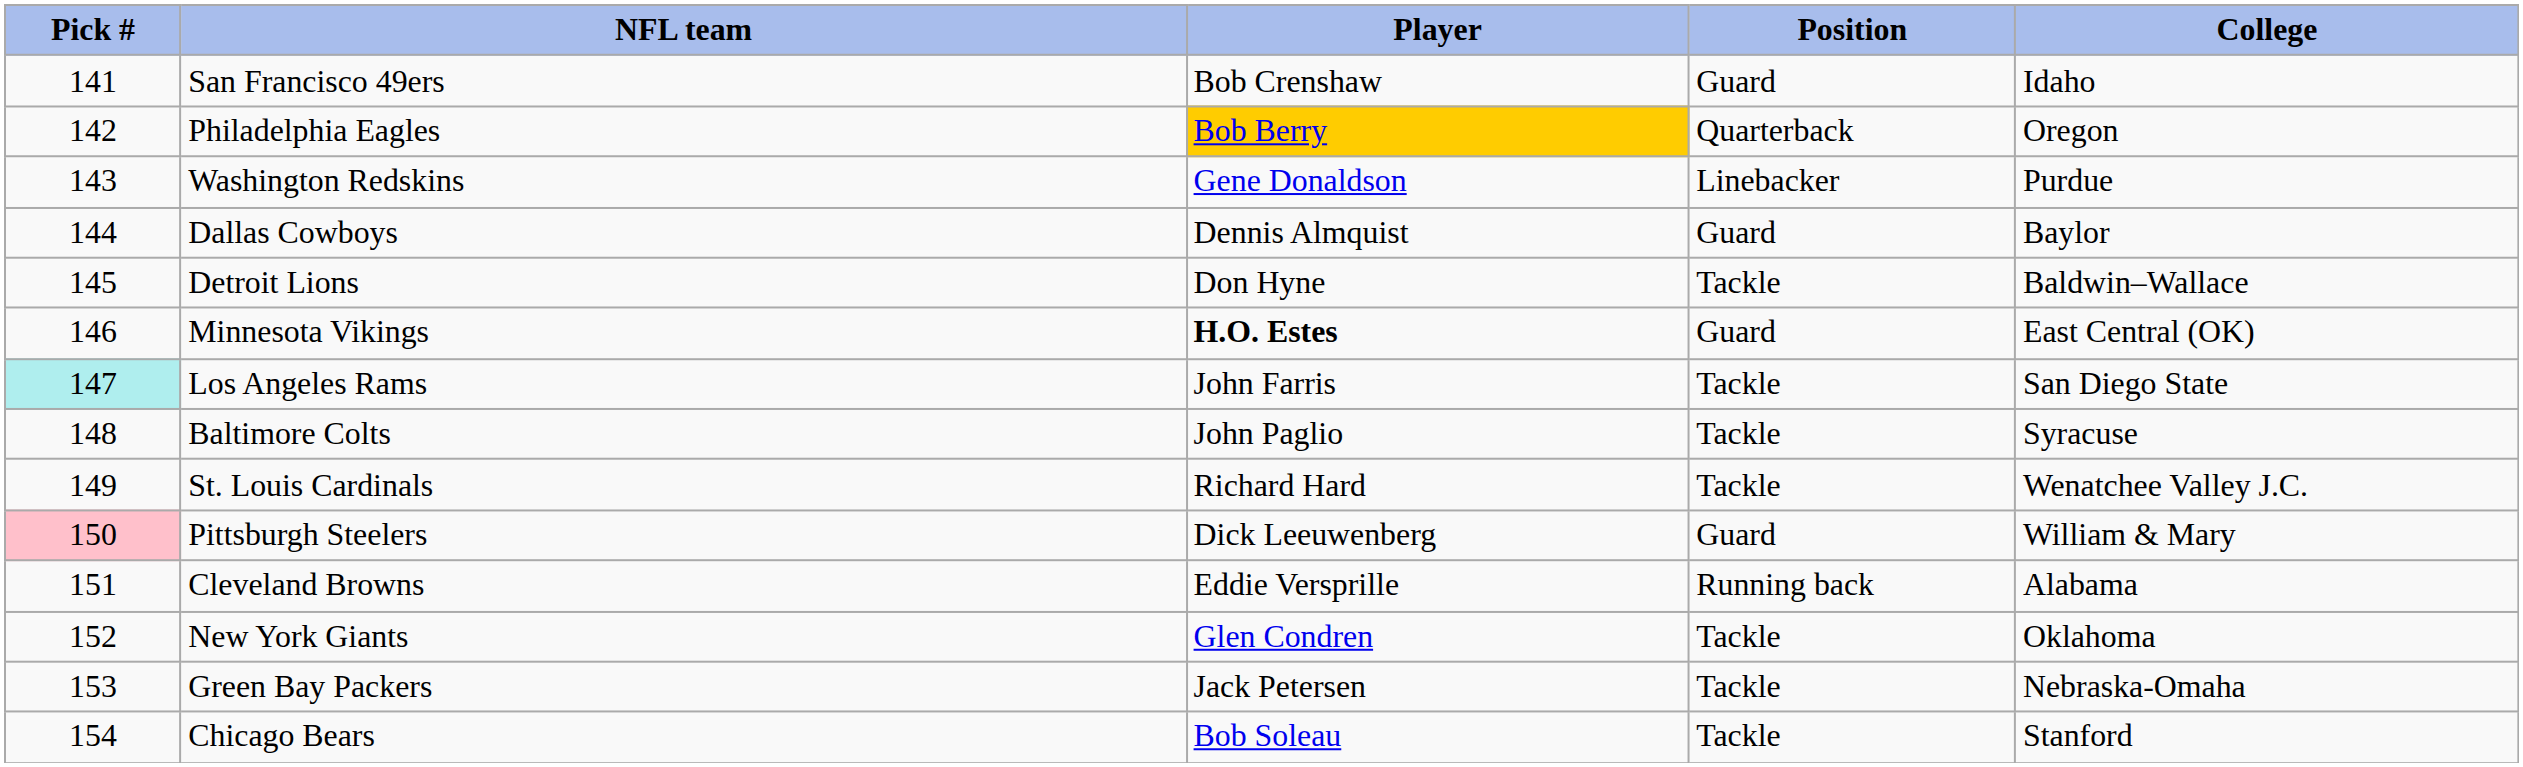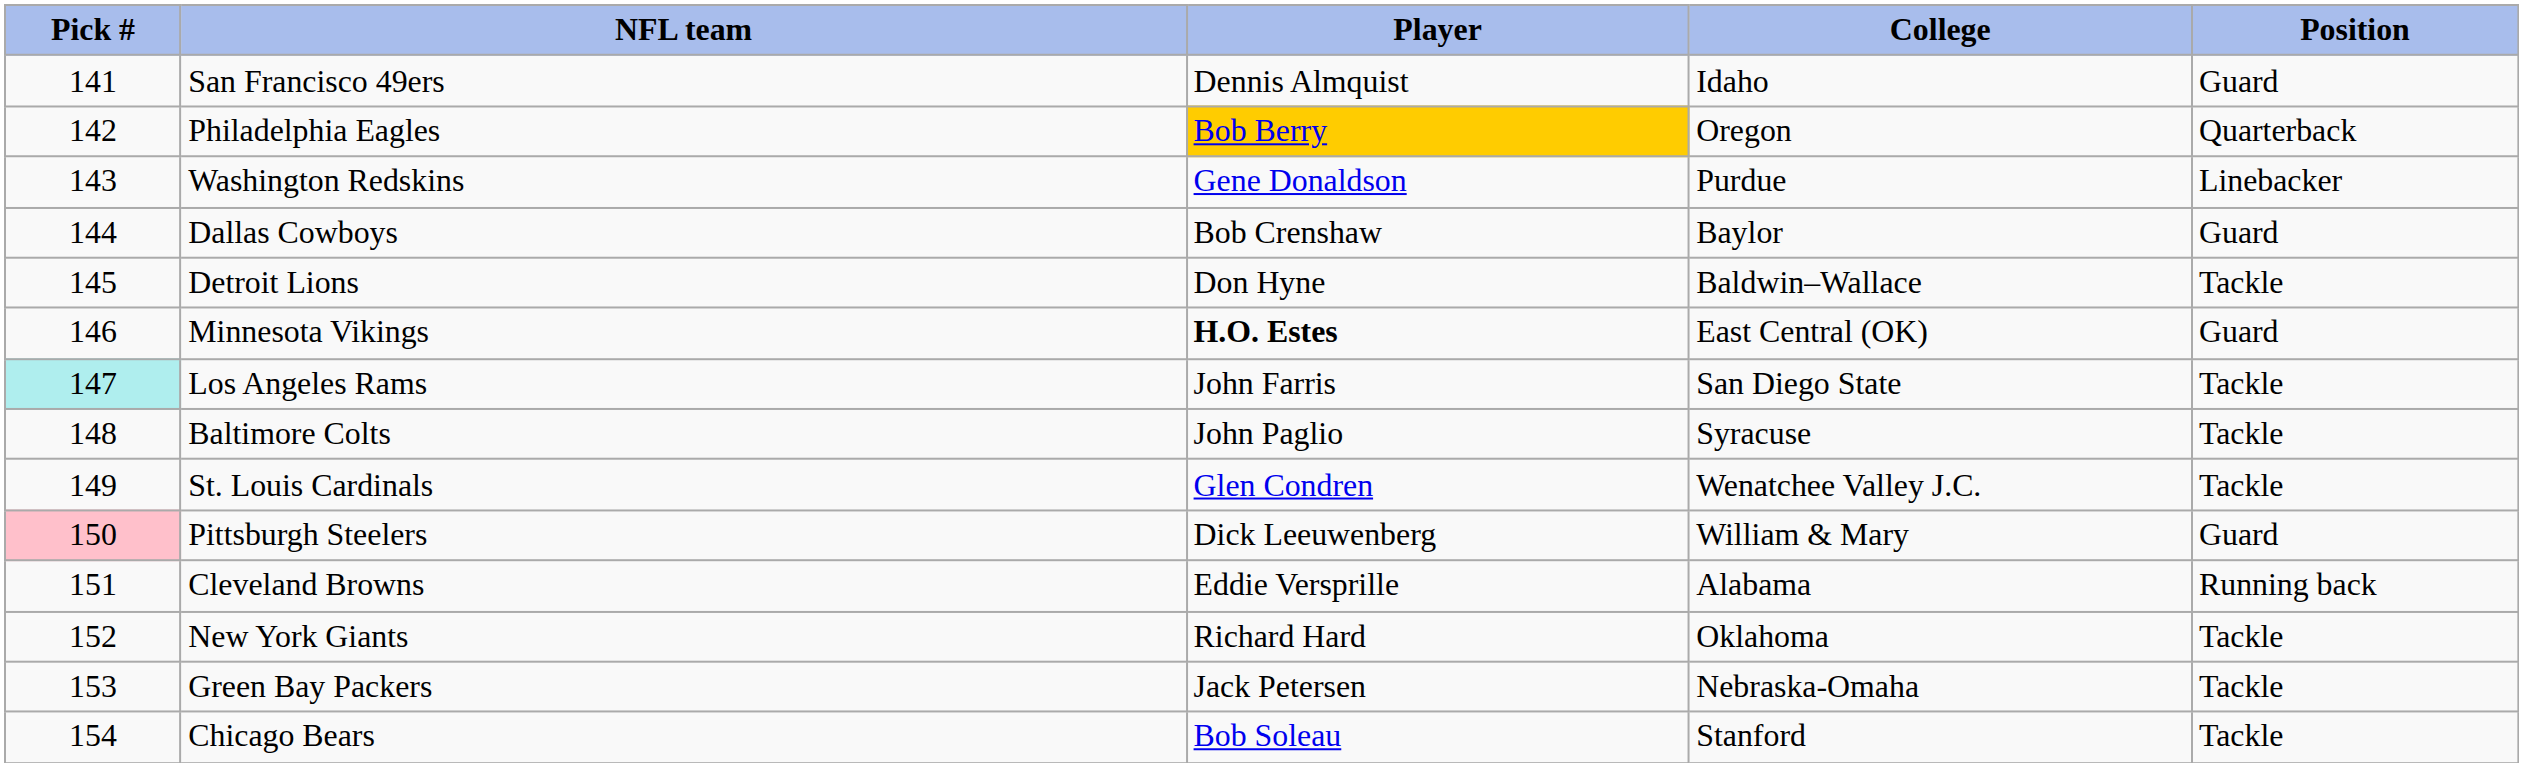columns swapped: (1852, 29) <-> (2267, 29)
(1288, 80) Bob Crenshaw -> (1301, 80) Dennis Almquist
(1301, 231) Dennis Almquist -> (1288, 231) Bob Crenshaw
(1280, 484) Richard Hard -> (1283, 484) Glen Condren
(1283, 635) Glen Condren -> (1280, 635) Richard Hard
